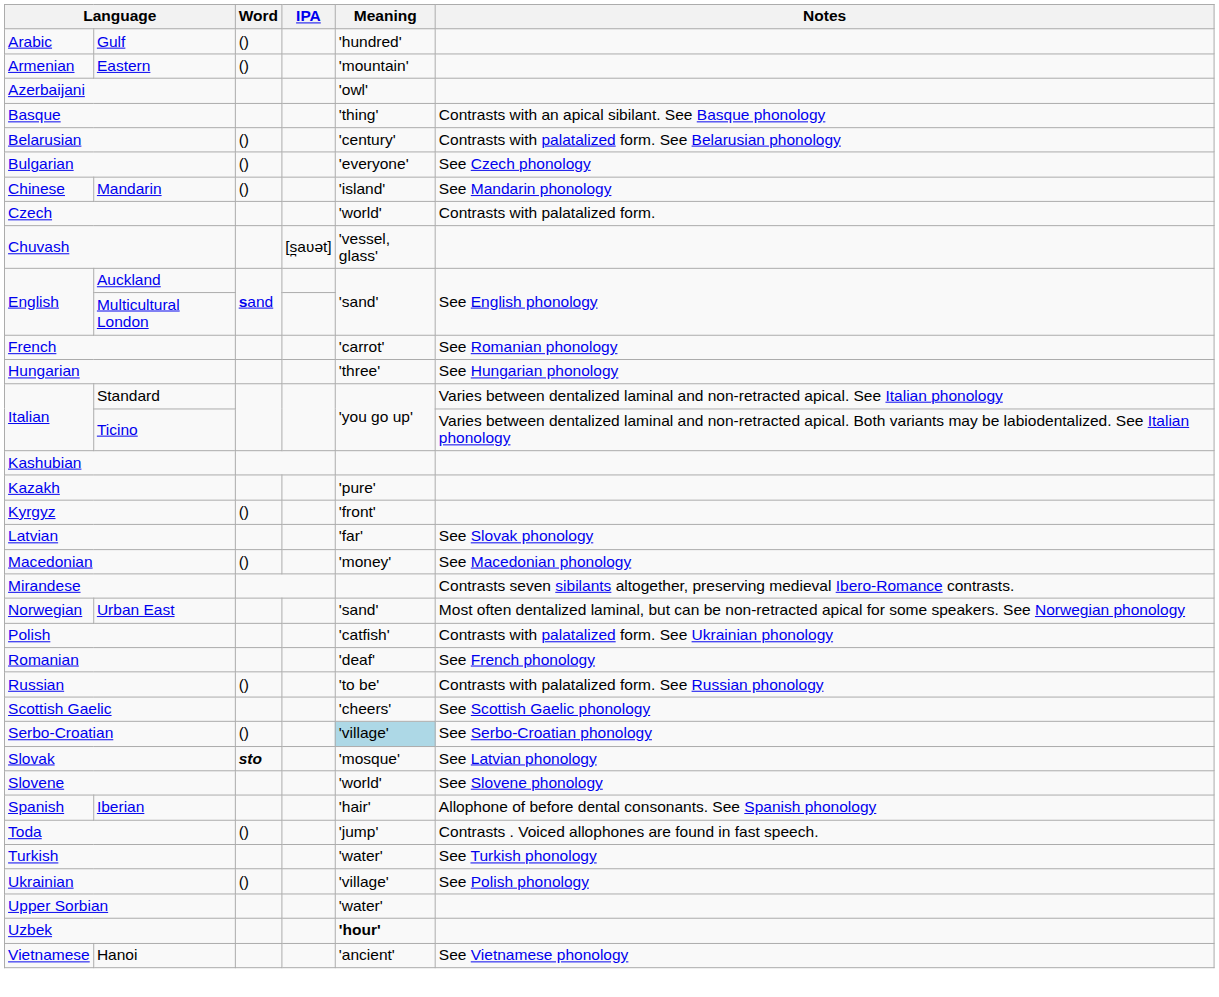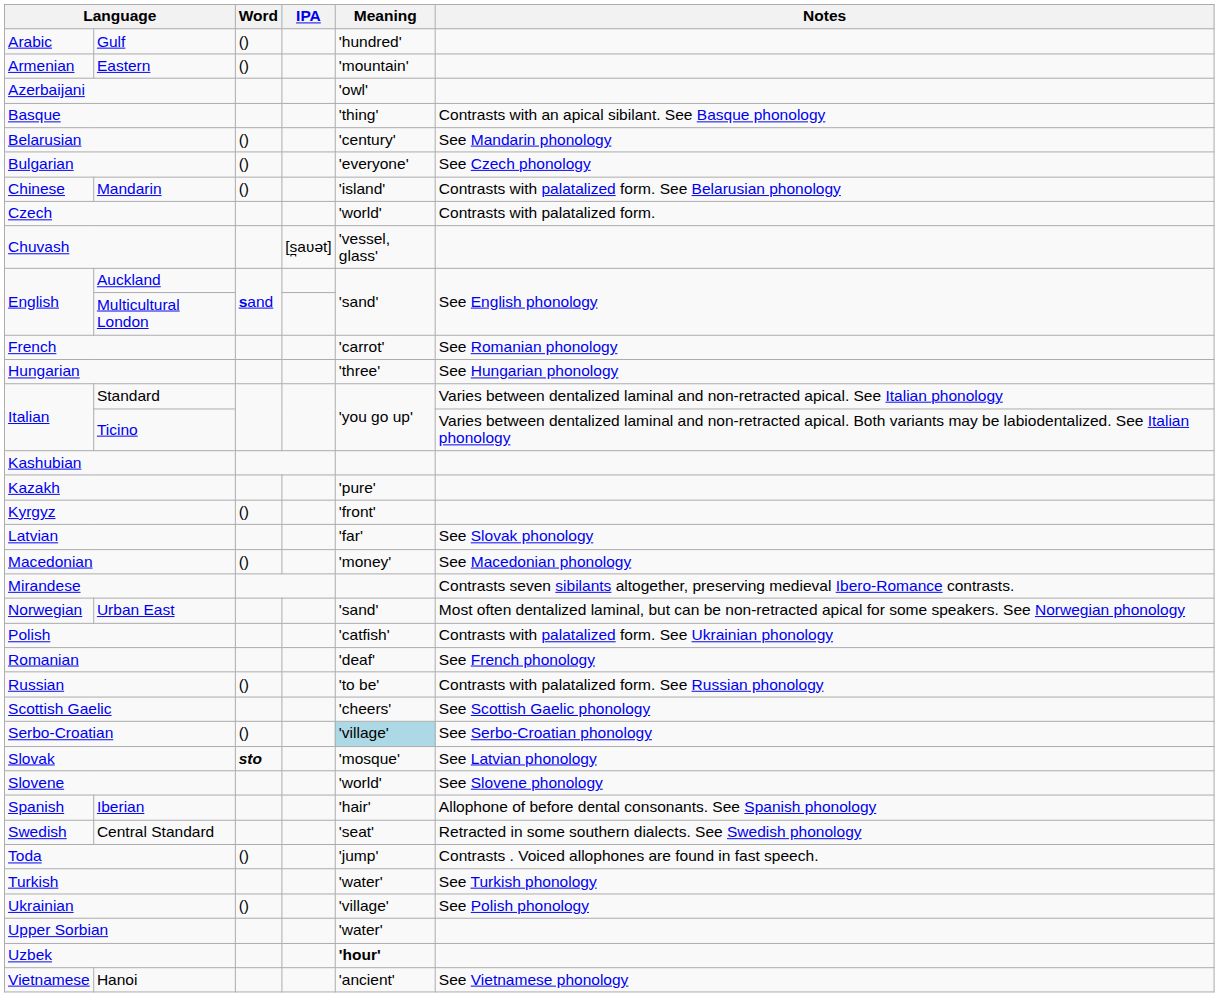(640, 139) Contrasts with palatalized form. See Belarusian phonology -> (525, 139) See Mandarin phonology
(525, 189) See Mandarin phonology -> (640, 189) Contrasts with palatalized form. See Belarusian phonology
+ row: (156, 832)
